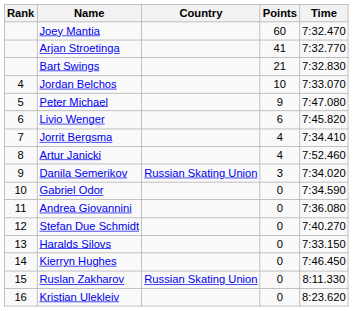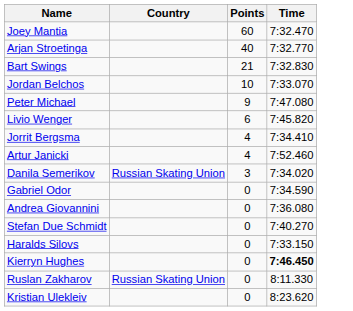- column: (21, 13)
(280, 48) 41 -> (247, 48) 40
(324, 262) normal -> (292, 262) bold
